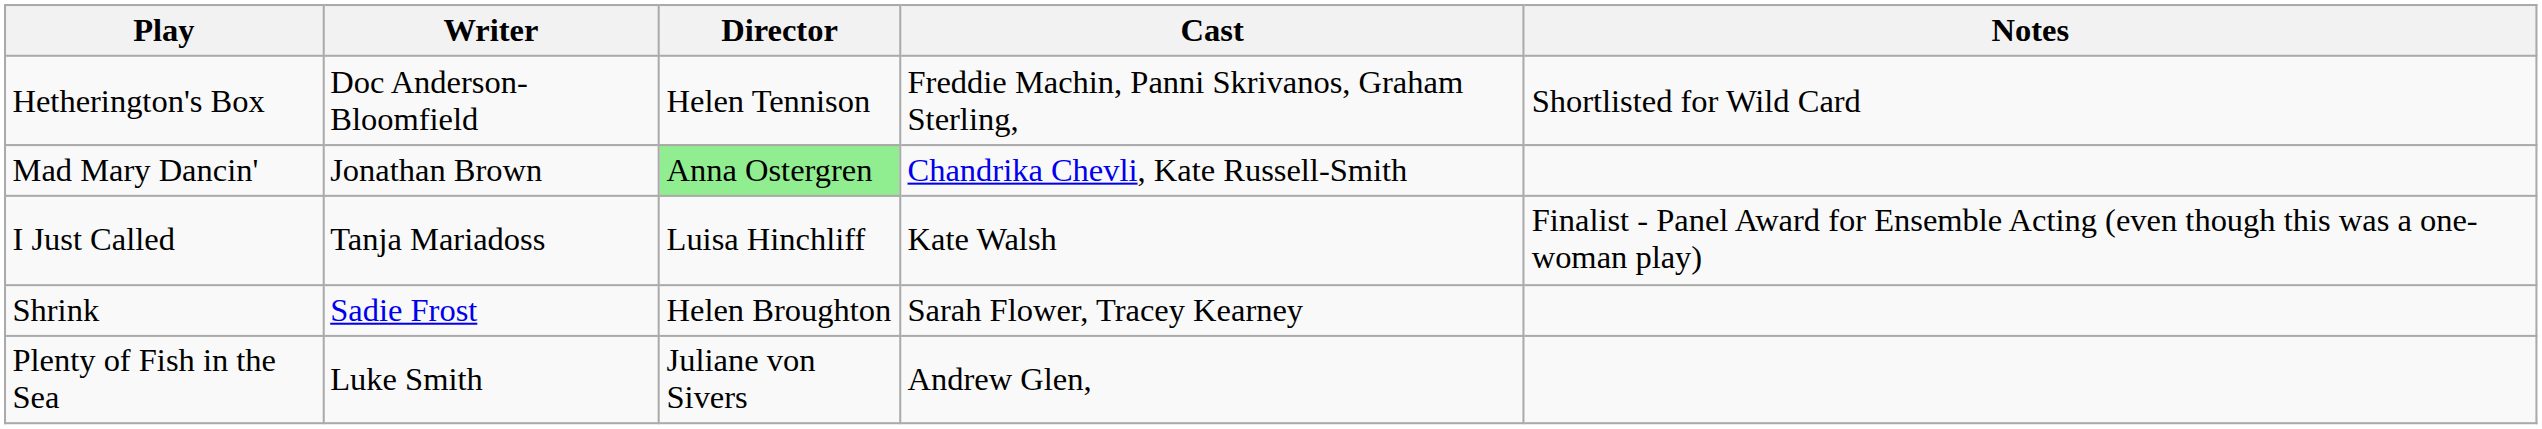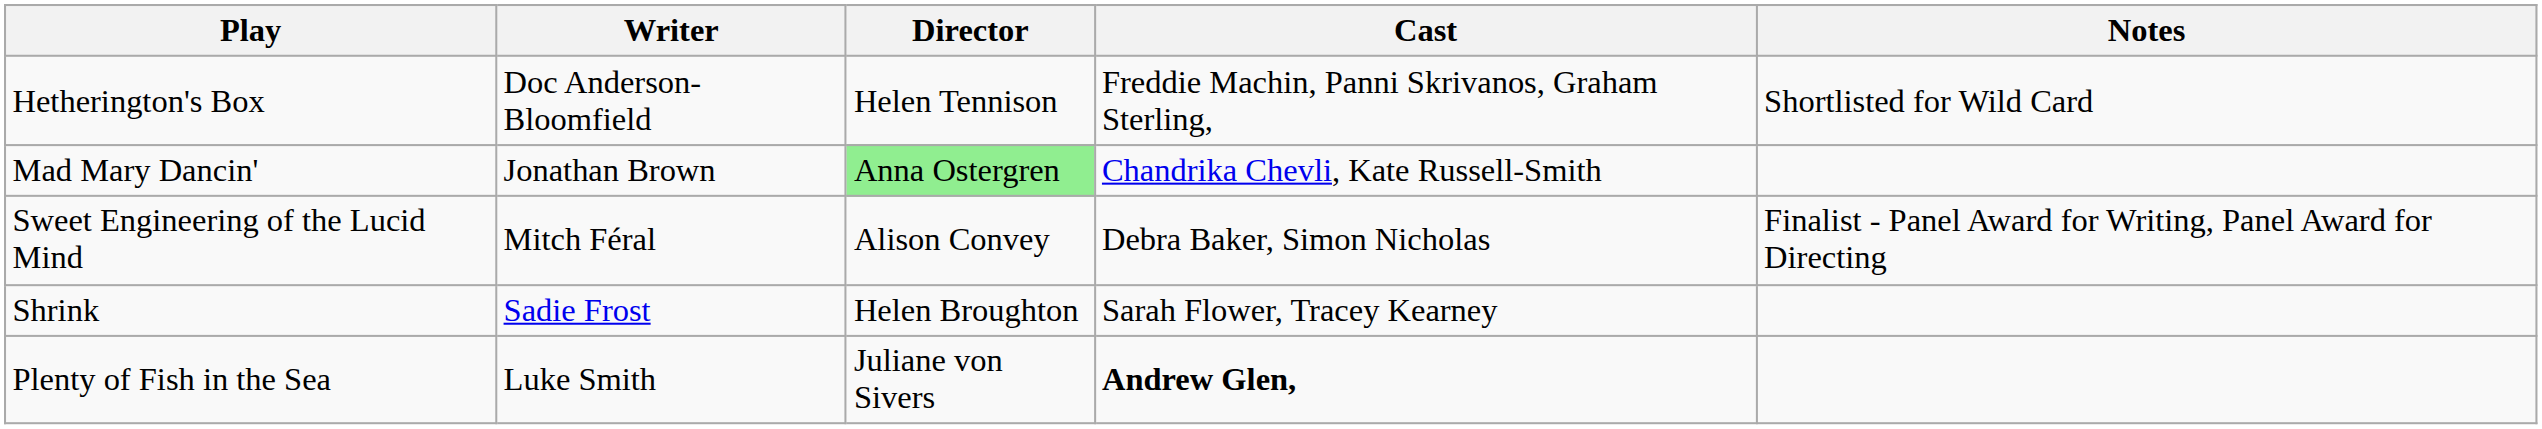+ row: (219, 239)
- row: (94, 239)
(1000, 379) normal -> (1199, 379) bold
